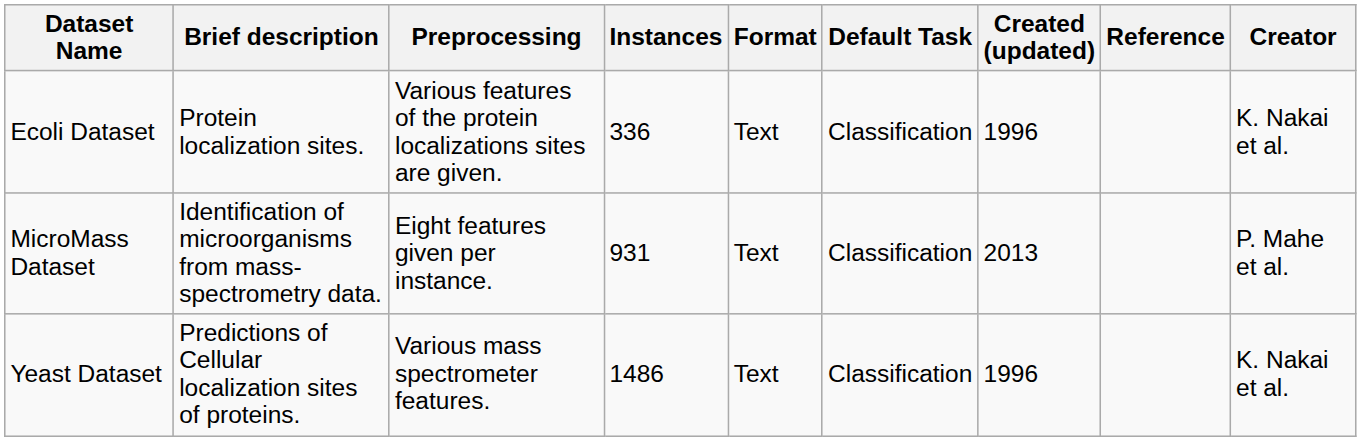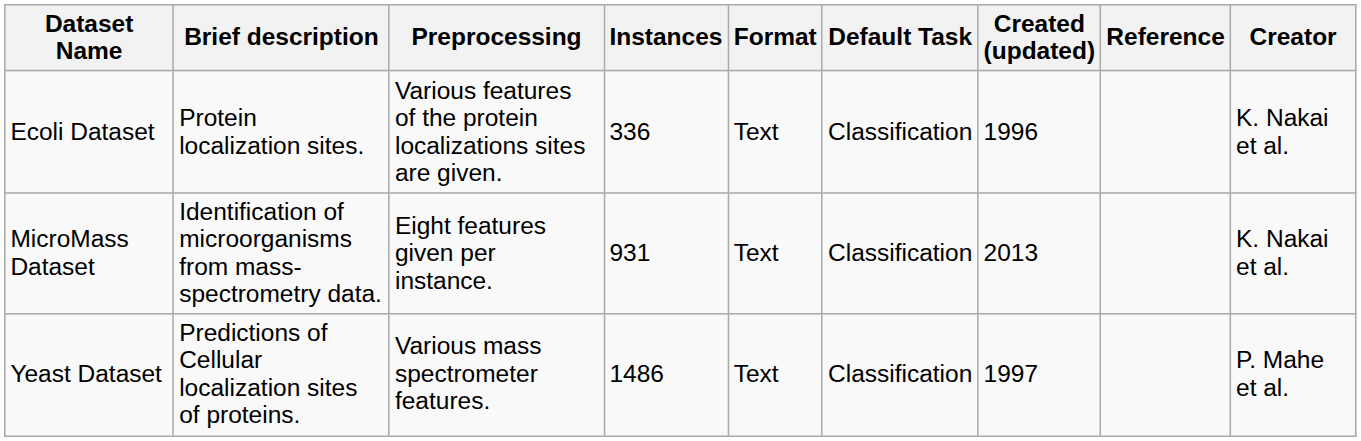(1280, 253) P. Mahe et al. -> (1282, 253) K. Nakai et al.
(1011, 374) 1996 -> (1011, 374) 1997
(1282, 374) K. Nakai et al. -> (1280, 374) P. Mahe et al.
